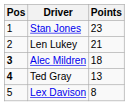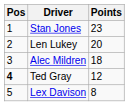(96, 45) 21 -> (96, 45) 20
(10, 61) bold -> (10, 61) normal
(96, 77) 13 -> (96, 77) 12
